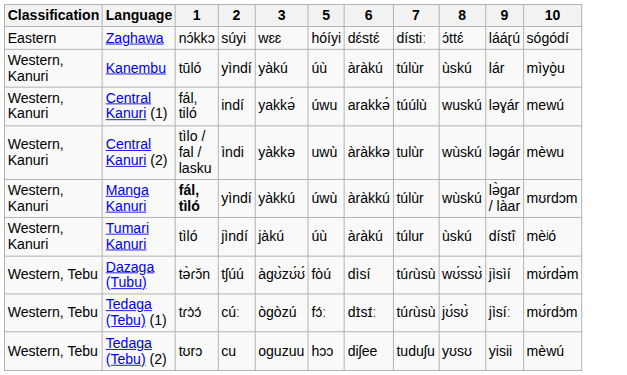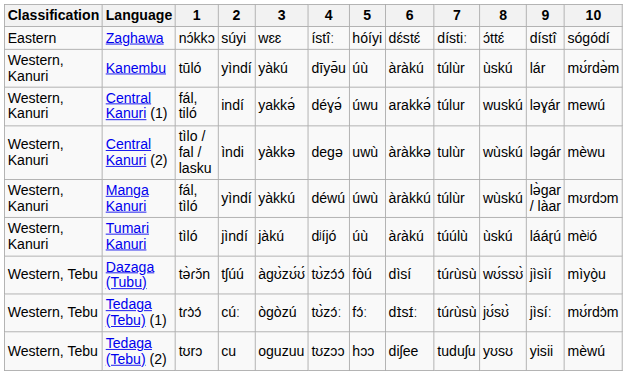+ column: (329, 15)
(504, 37) lááɽú -> (543, 37) dístî
(546, 68) mìyò̬u -> (593, 68) mʊ́rdə̀m
(412, 106) túúlù -> (451, 106) túlur
(189, 198) bold -> (188, 198) normal
(410, 236) túlur -> (453, 236) túúlù
(502, 236) dístî -> (545, 236) lááɽú
(552, 274) mʊ́rdə̀m -> (587, 274) mìyò̬u
